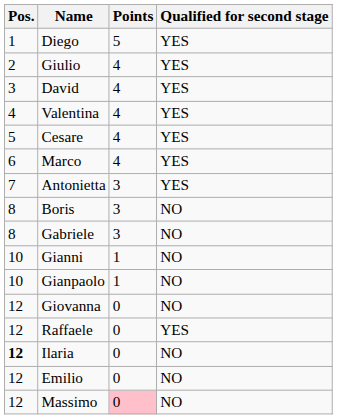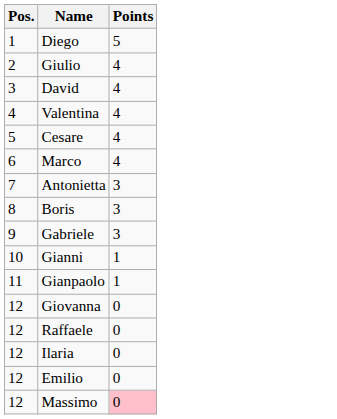- column: (244, 16)
(12, 233) 8 -> (12, 233) 9
(16, 281) 10 -> (15, 281) 11
(16, 354) bold -> (16, 354) normal
